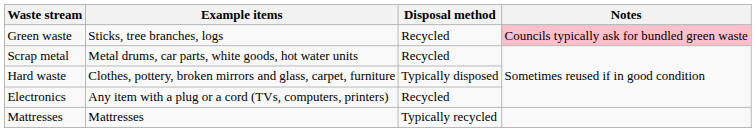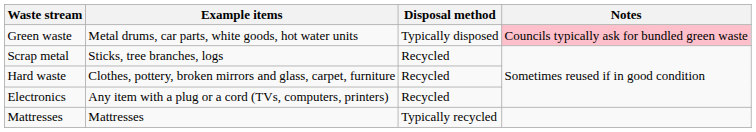(156, 35) Sticks, tree branches, logs -> (223, 35) Metal drums, car parts, white goods, hot water units
(425, 35) Recycled -> (450, 35) Typically disposed
(223, 55) Metal drums, car parts, white goods, hot water units -> (156, 55) Sticks, tree branches, logs
(450, 76) Typically disposed -> (425, 76) Recycled
